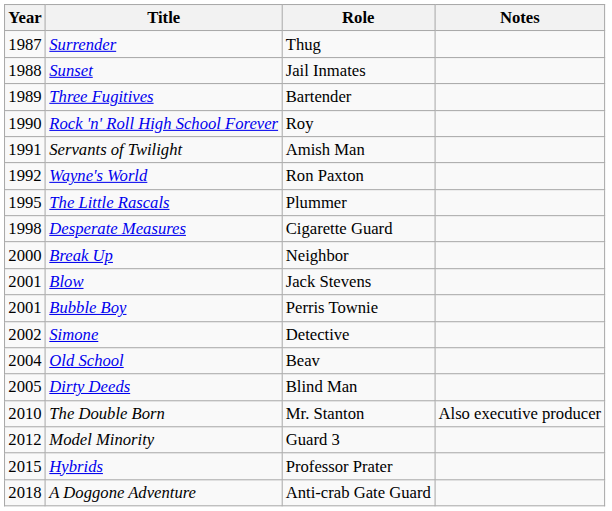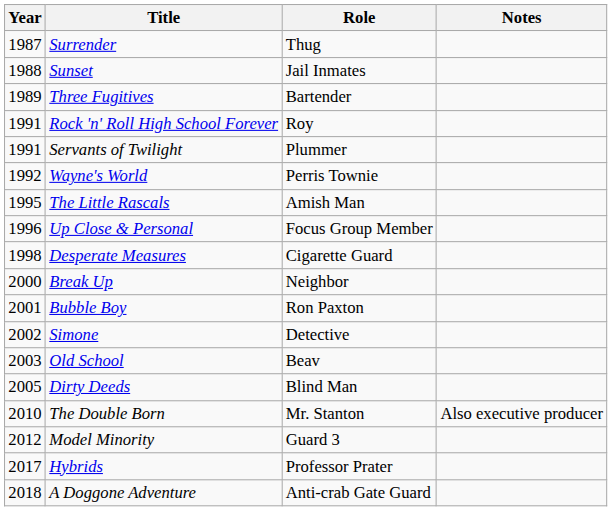(25, 123) 1990 -> (25, 123) 1991
(325, 149) Amish Man -> (316, 149) Plummer
(325, 176) Ron Paxton -> (332, 176) Perris Townie
(316, 202) Plummer -> (325, 202) Amish Man
+ row: (121, 228)
- row: (66, 281)
(332, 307) Perris Townie -> (325, 307) Ron Paxton
(25, 360) 2004 -> (25, 360) 2003
(25, 466) 2015 -> (25, 466) 2017
